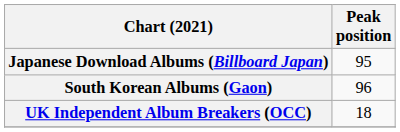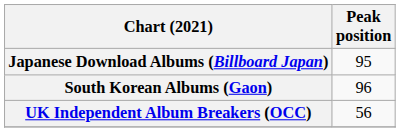(364, 113) 18 -> (364, 113) 56
